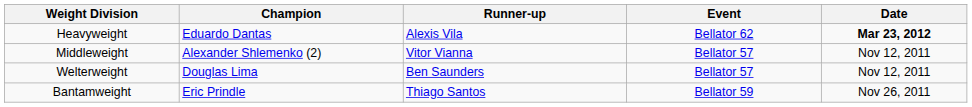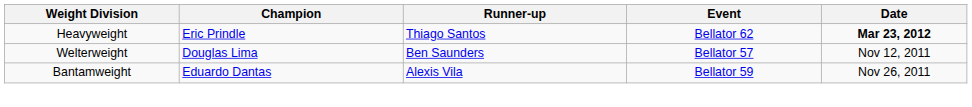(227, 33) Eduardo Dantas -> (214, 33) Eric Prindle
(434, 33) Alexis Vila -> (446, 33) Thiago Santos
- row: (92, 53)
(214, 92) Eric Prindle -> (227, 72) Eduardo Dantas
(446, 92) Thiago Santos -> (434, 72) Alexis Vila
